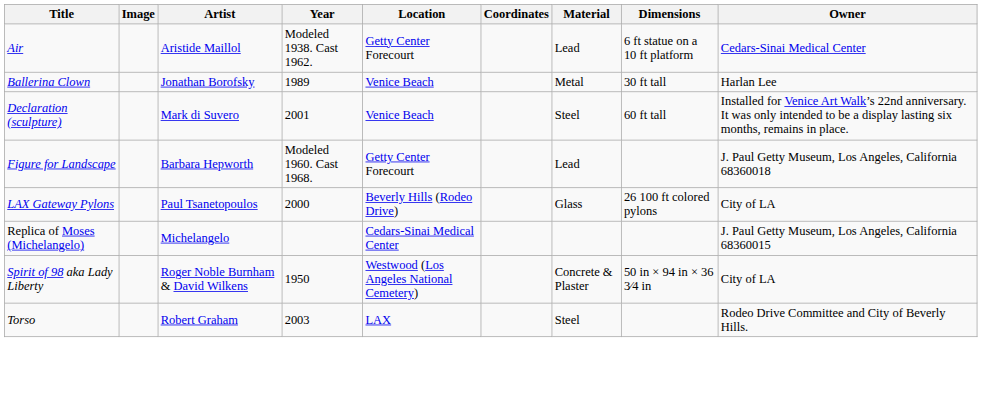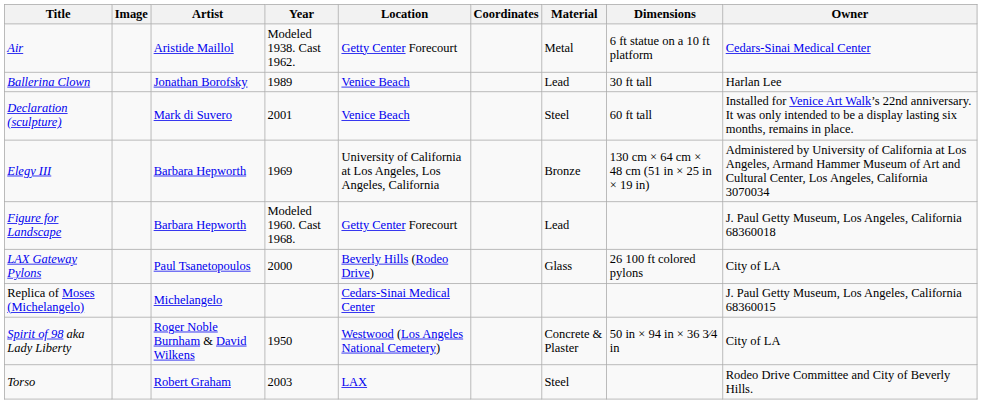(567, 48) Lead -> (559, 48) Metal
(569, 82) Metal -> (557, 82) Lead
+ row: (29, 170)
